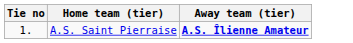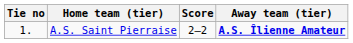+ column: (198, 13)
